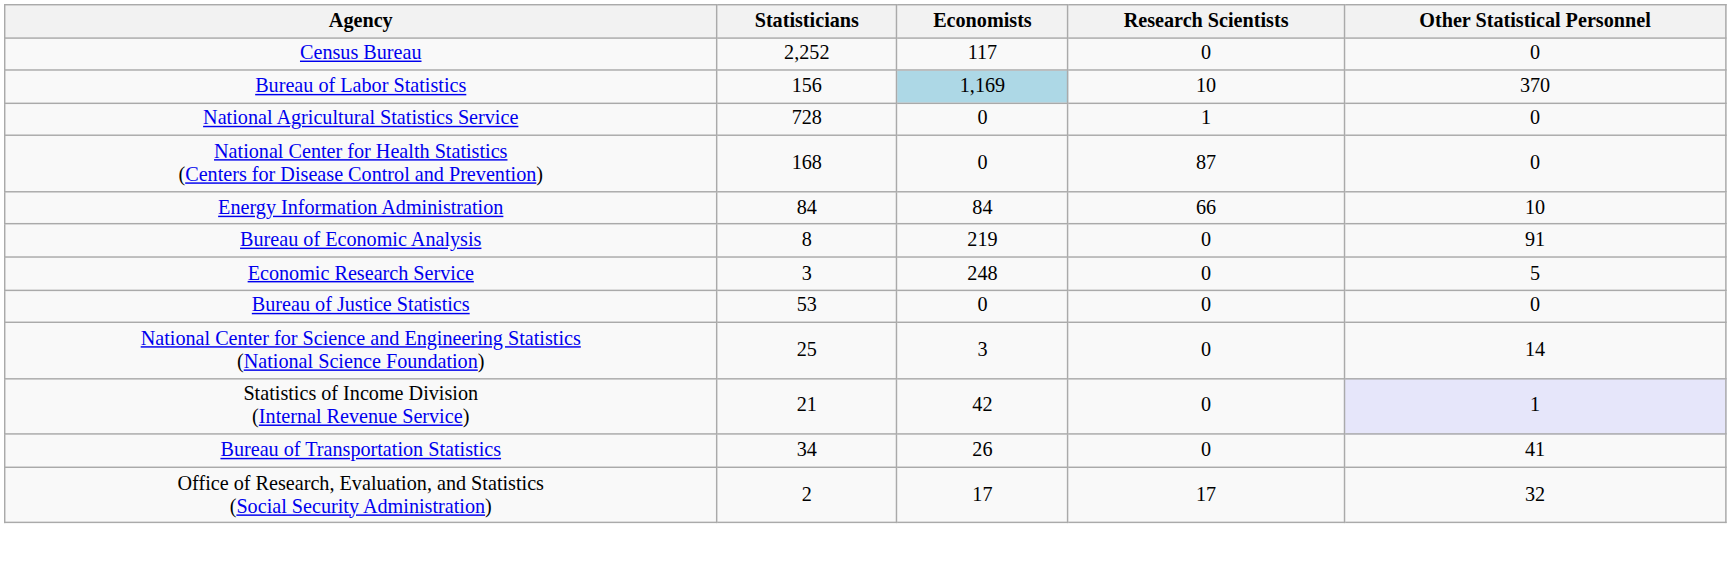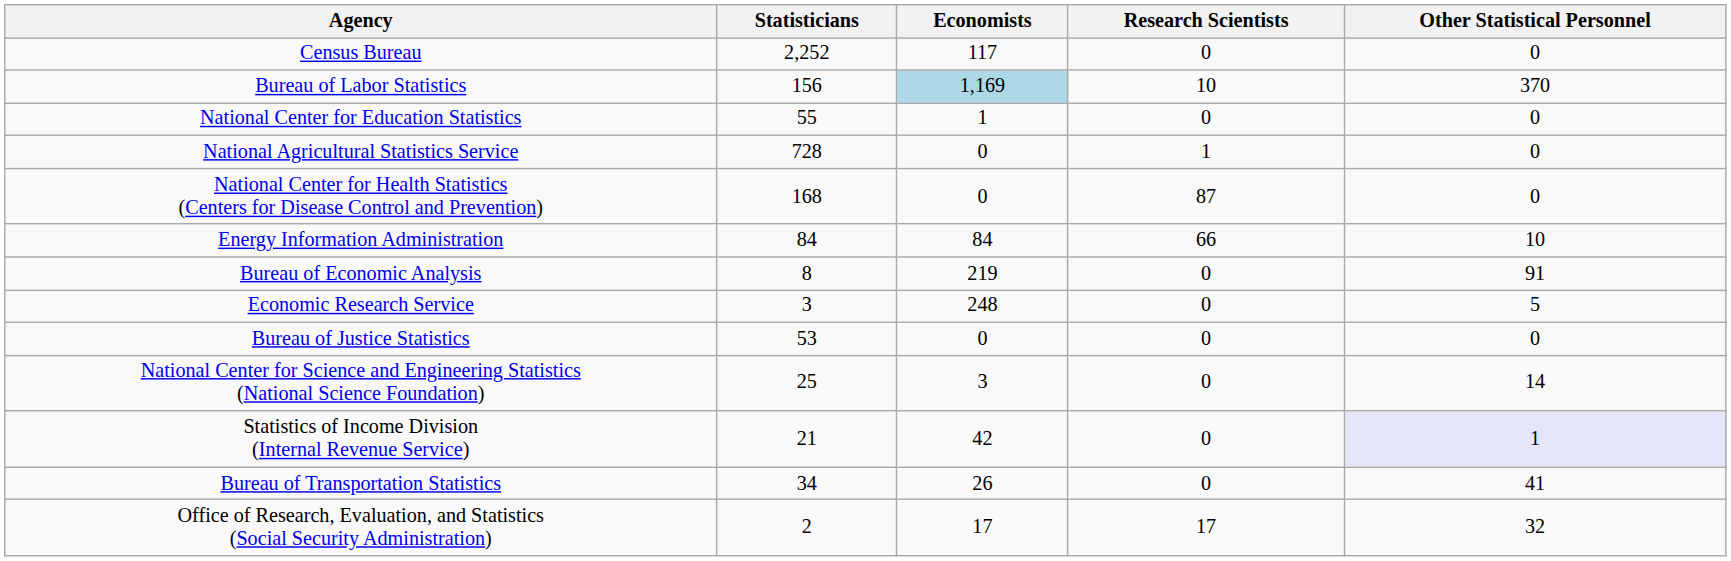+ row: (361, 118)
